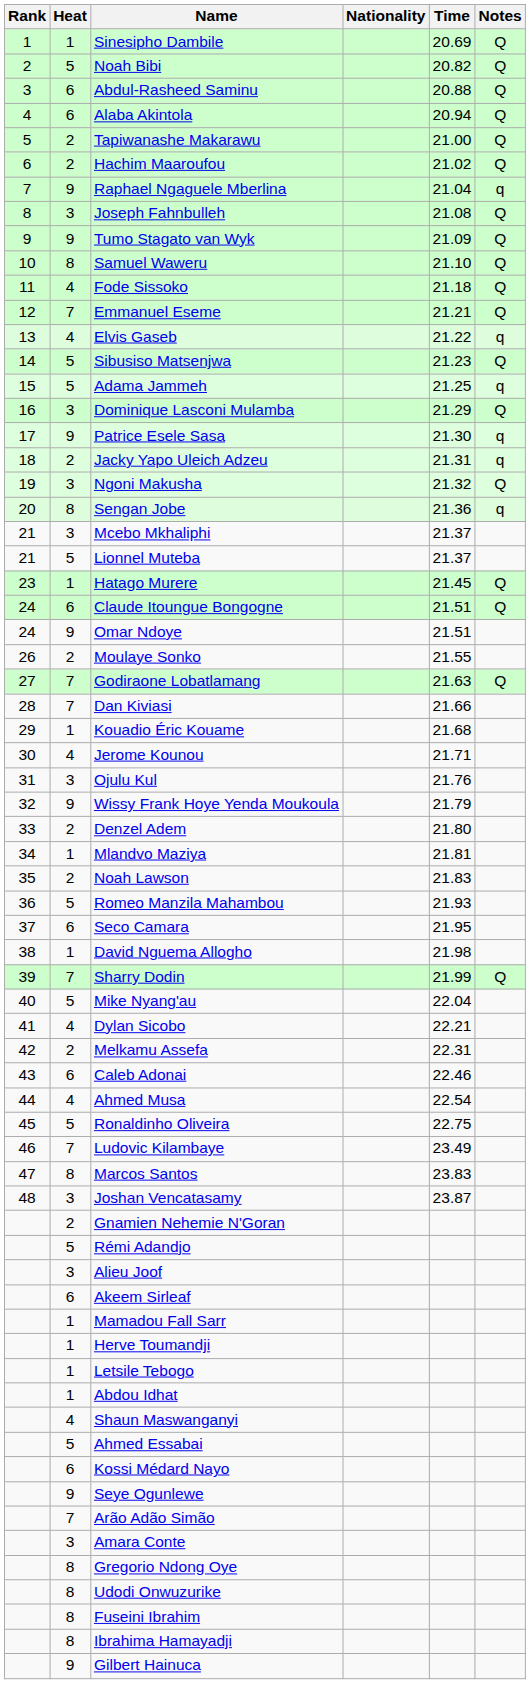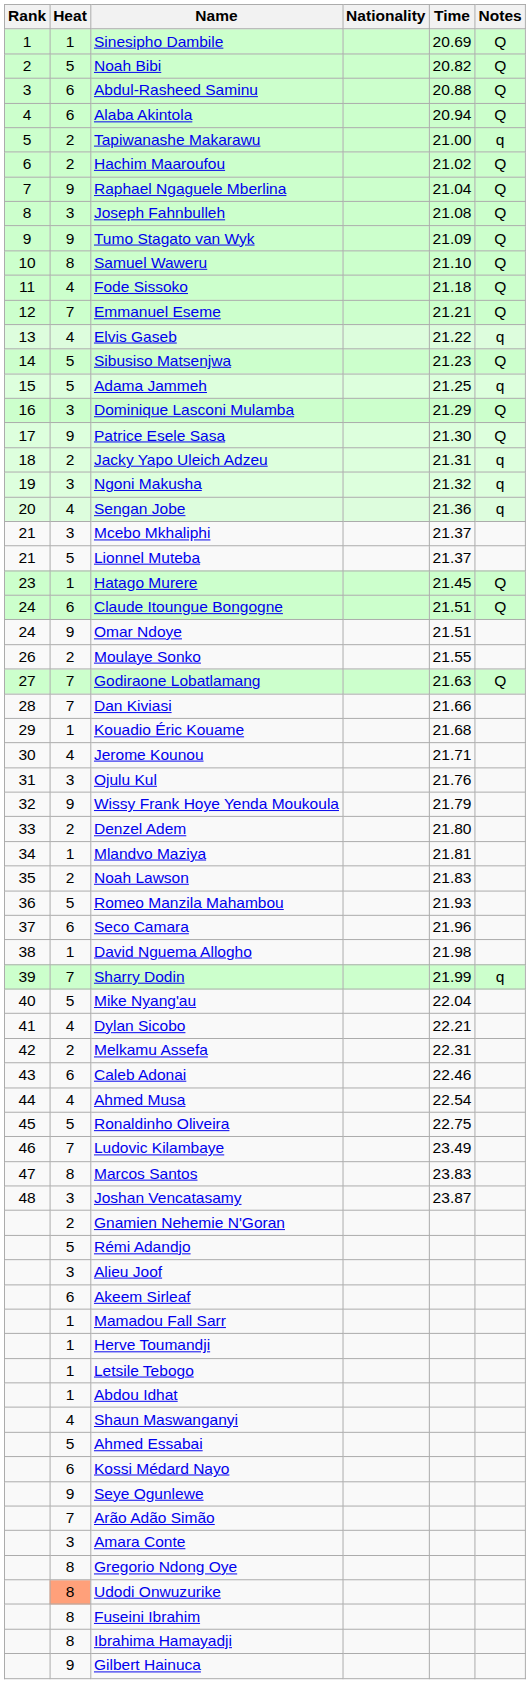(500, 139) Q -> (500, 139) q
(500, 189) q -> (500, 189) Q
(500, 435) q -> (500, 435) Q
(500, 484) Q -> (500, 484) q
(70, 509) 8 -> (70, 509) 4
(452, 927) 21.95 -> (452, 927) 21.96
(500, 976) Q -> (500, 976) q
(70, 1592) no background -> (70, 1592) lightsalmon background
